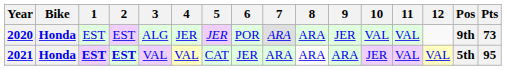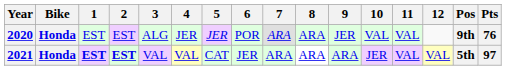(490, 34) 73 -> (490, 34) 76
(490, 55) 95 -> (490, 55) 97
